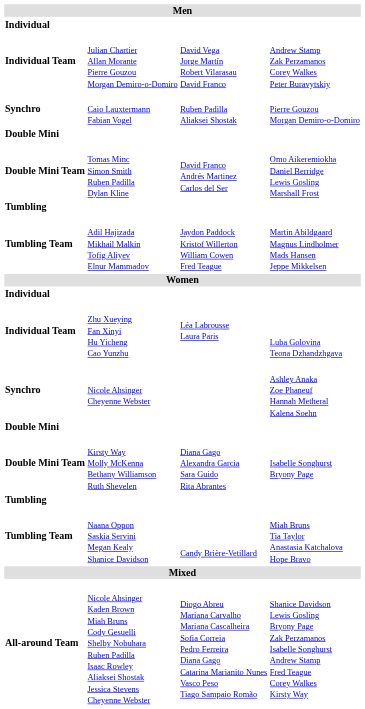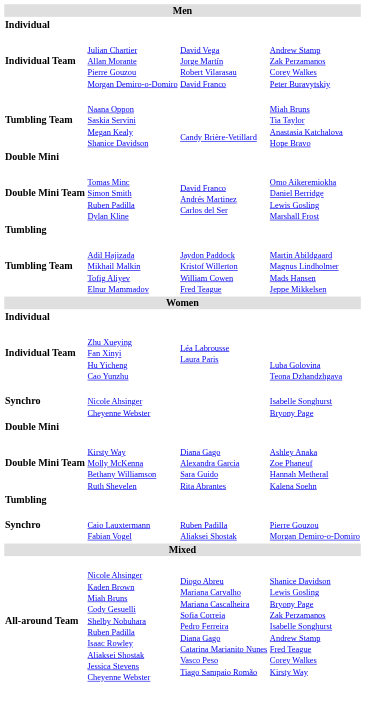rows swapped: (23, 109) <-> (39, 536)
(299, 396) Ashley Anaka Zoe Phaneuf Hannah Metheral Kalena Soehn -> (301, 407) Isabelle Songhurst Bryony Page
(301, 469) Isabelle Songhurst Bryony Page -> (299, 469) Ashley Anaka Zoe Phaneuf Hannah Metheral Kalena Soehn
